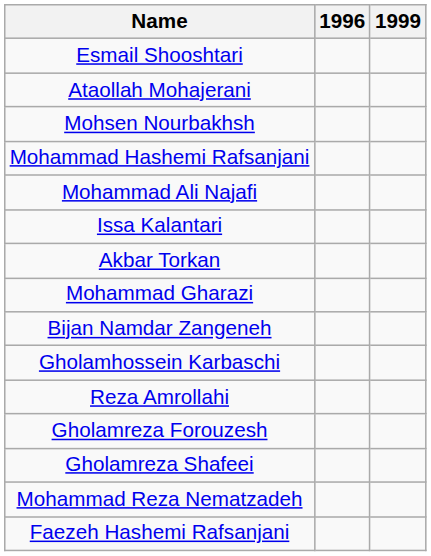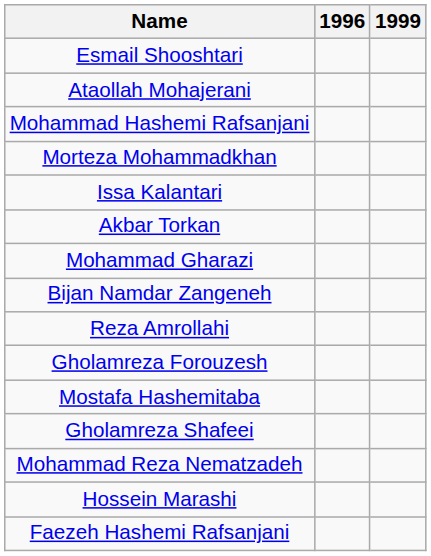- row: (160, 123)
- row: (160, 191)
+ row: (160, 157)
- row: (160, 362)
+ row: (160, 396)
+ row: (160, 498)
